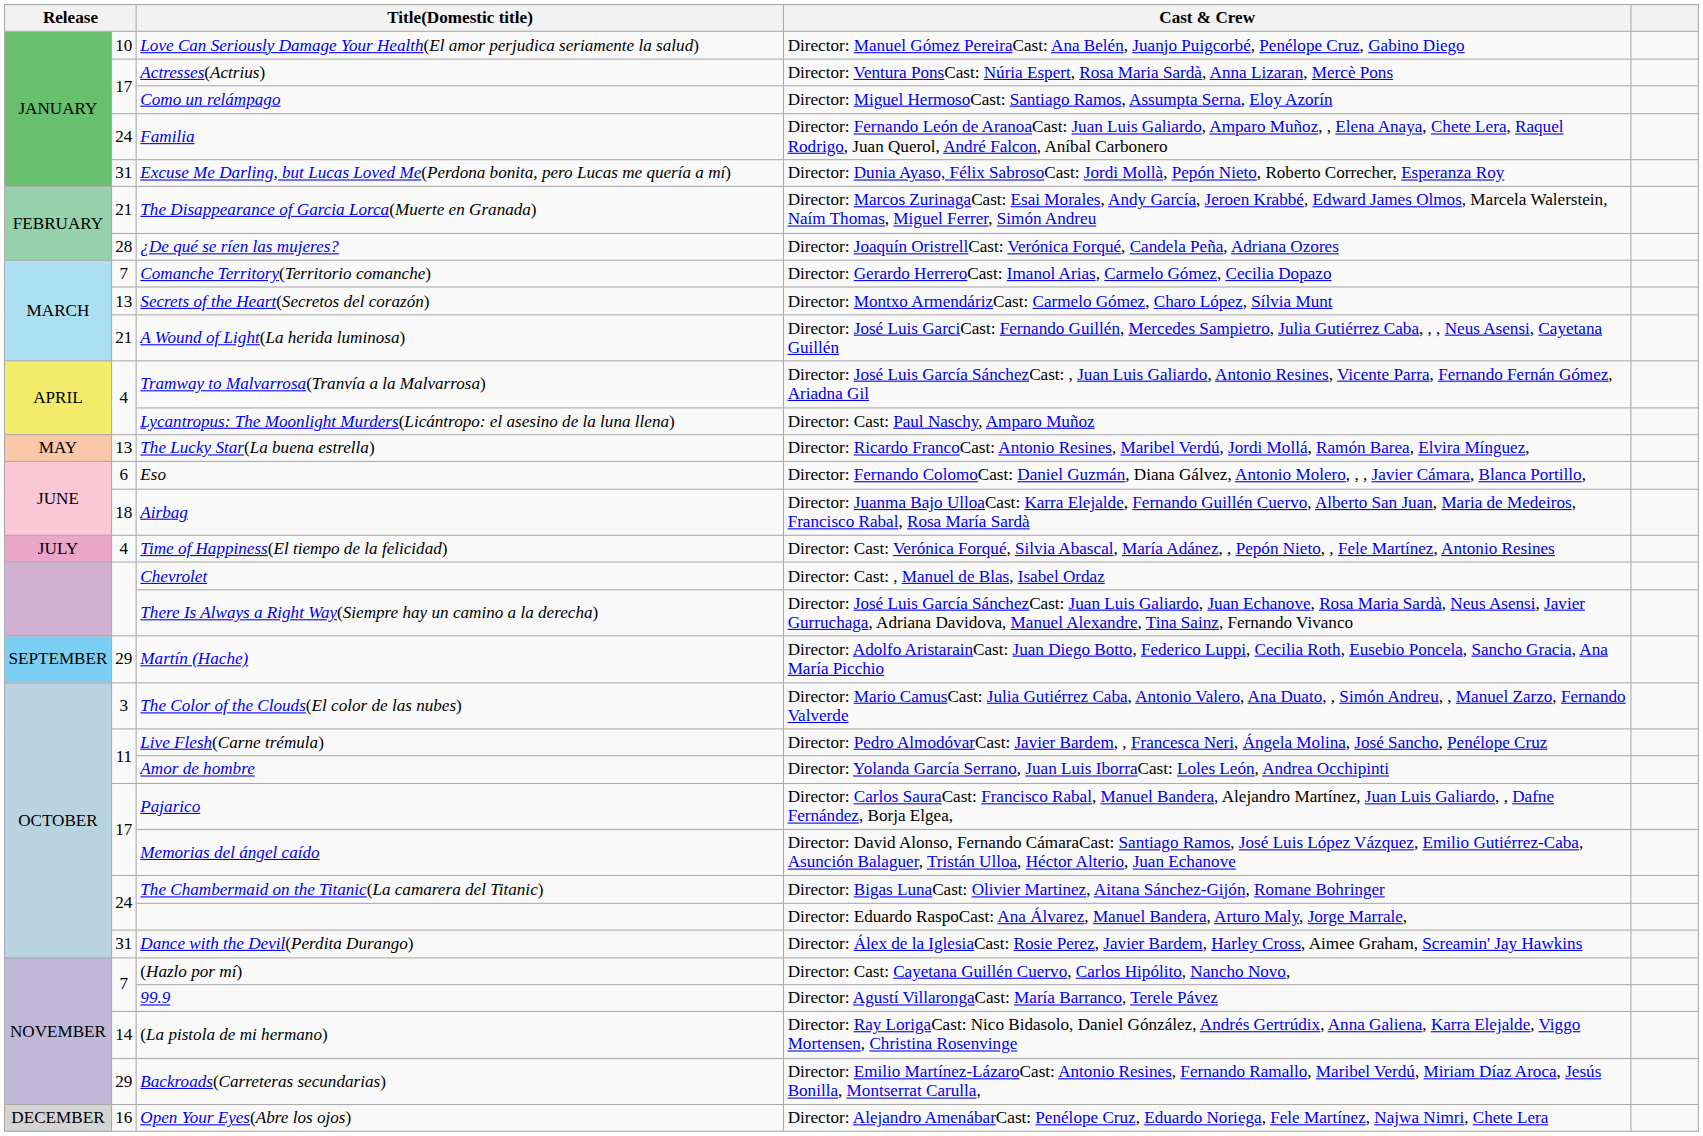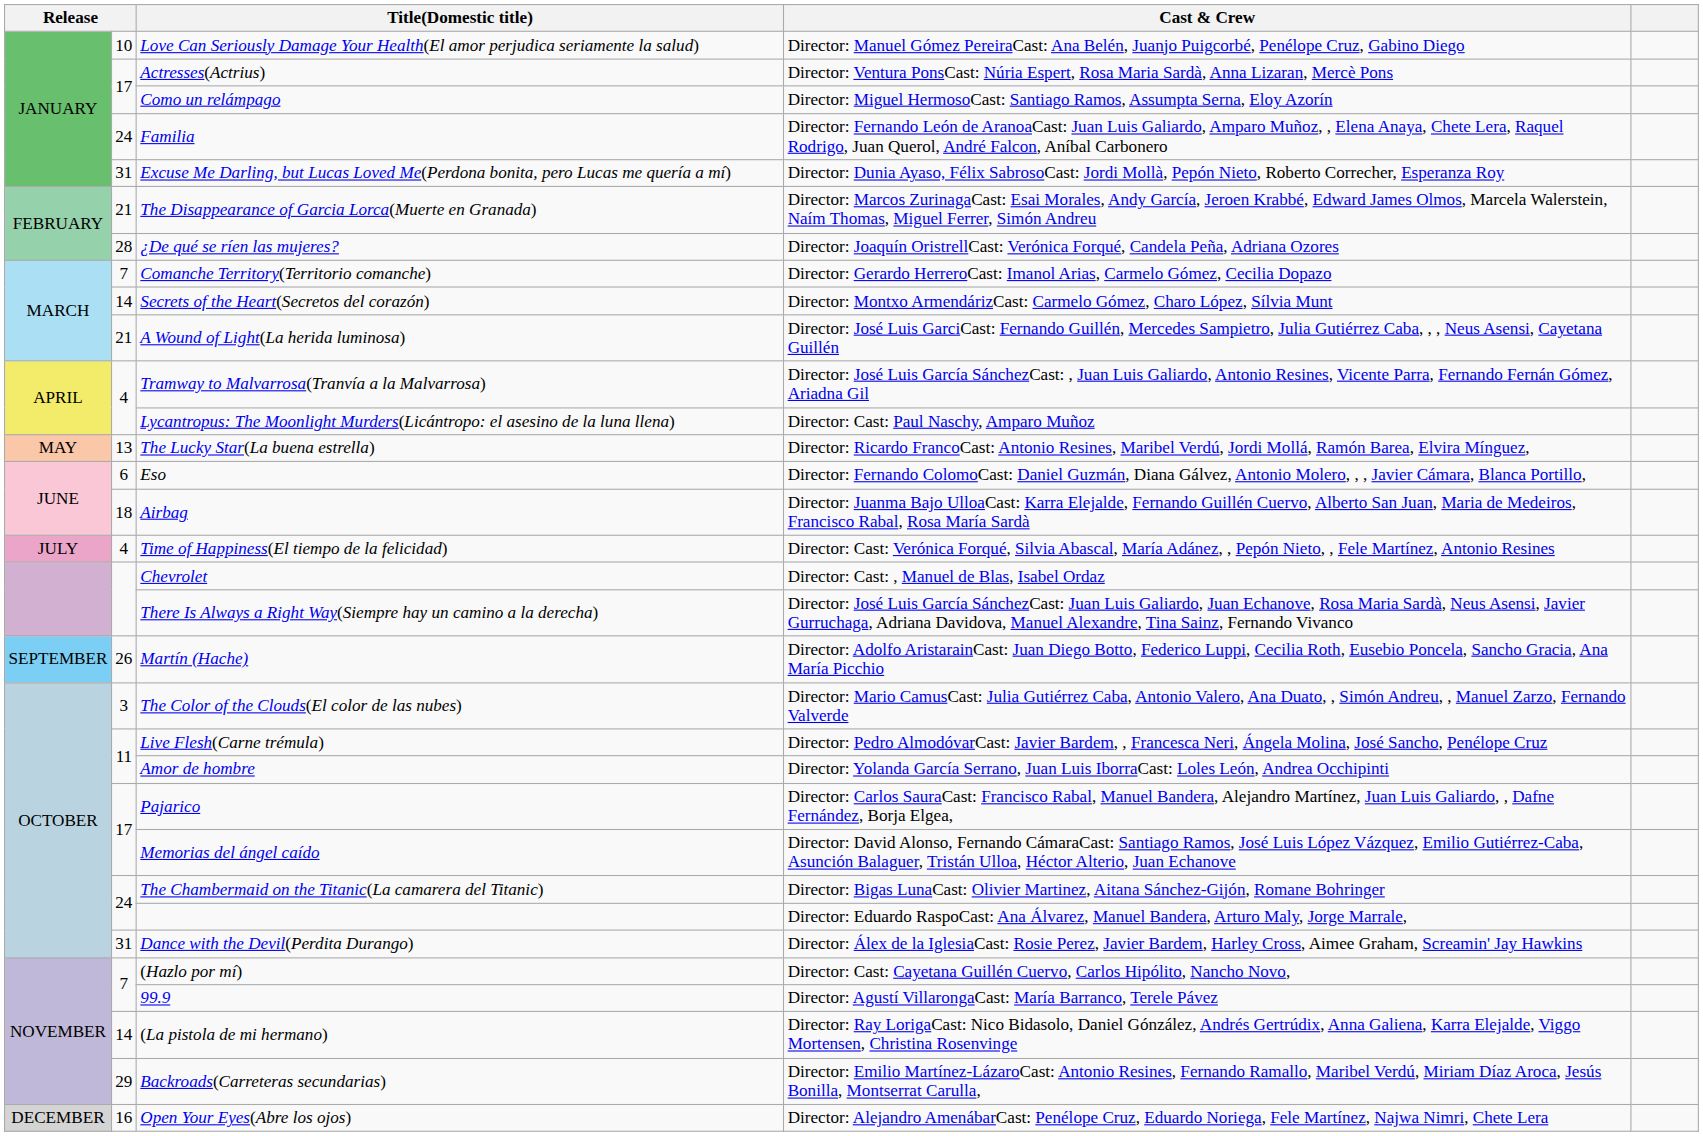(124, 300) 13 -> (124, 300) 14
(124, 659) 29 -> (124, 659) 26
